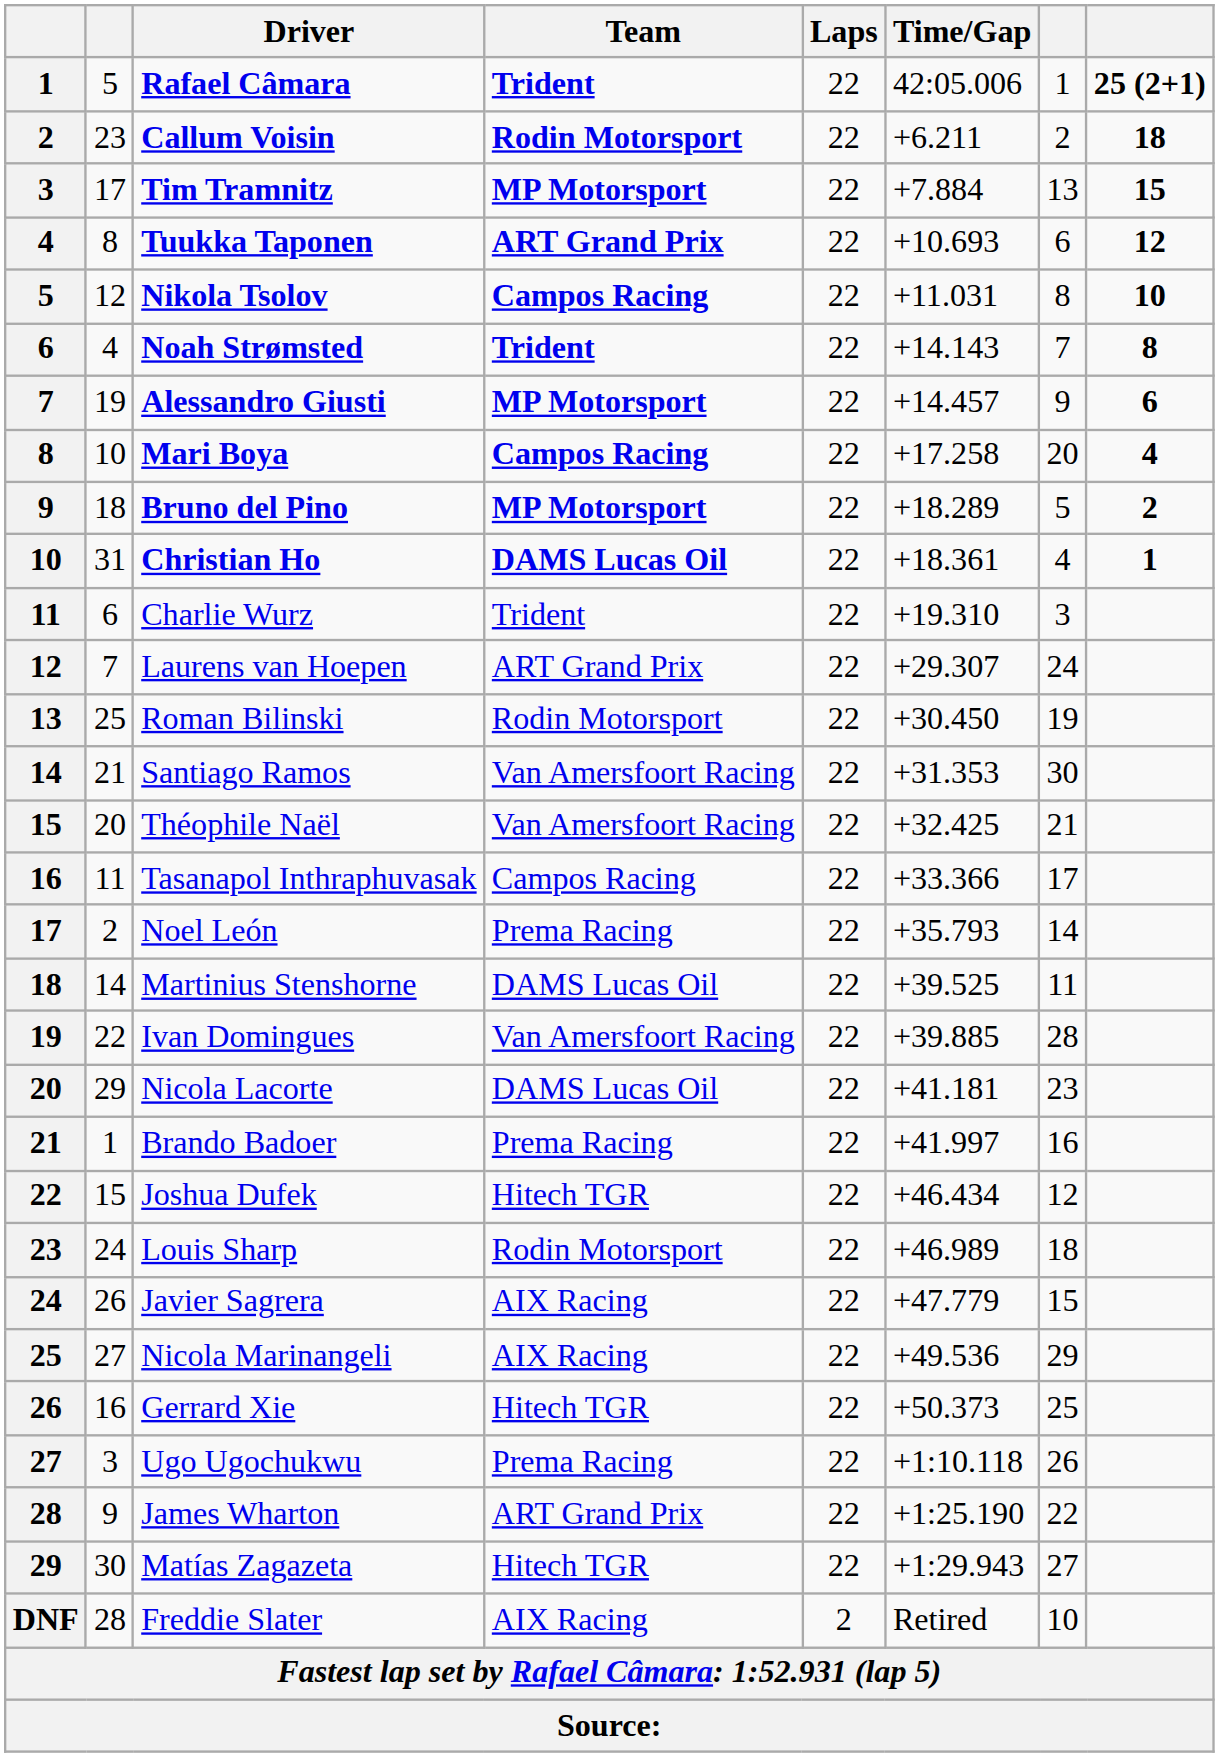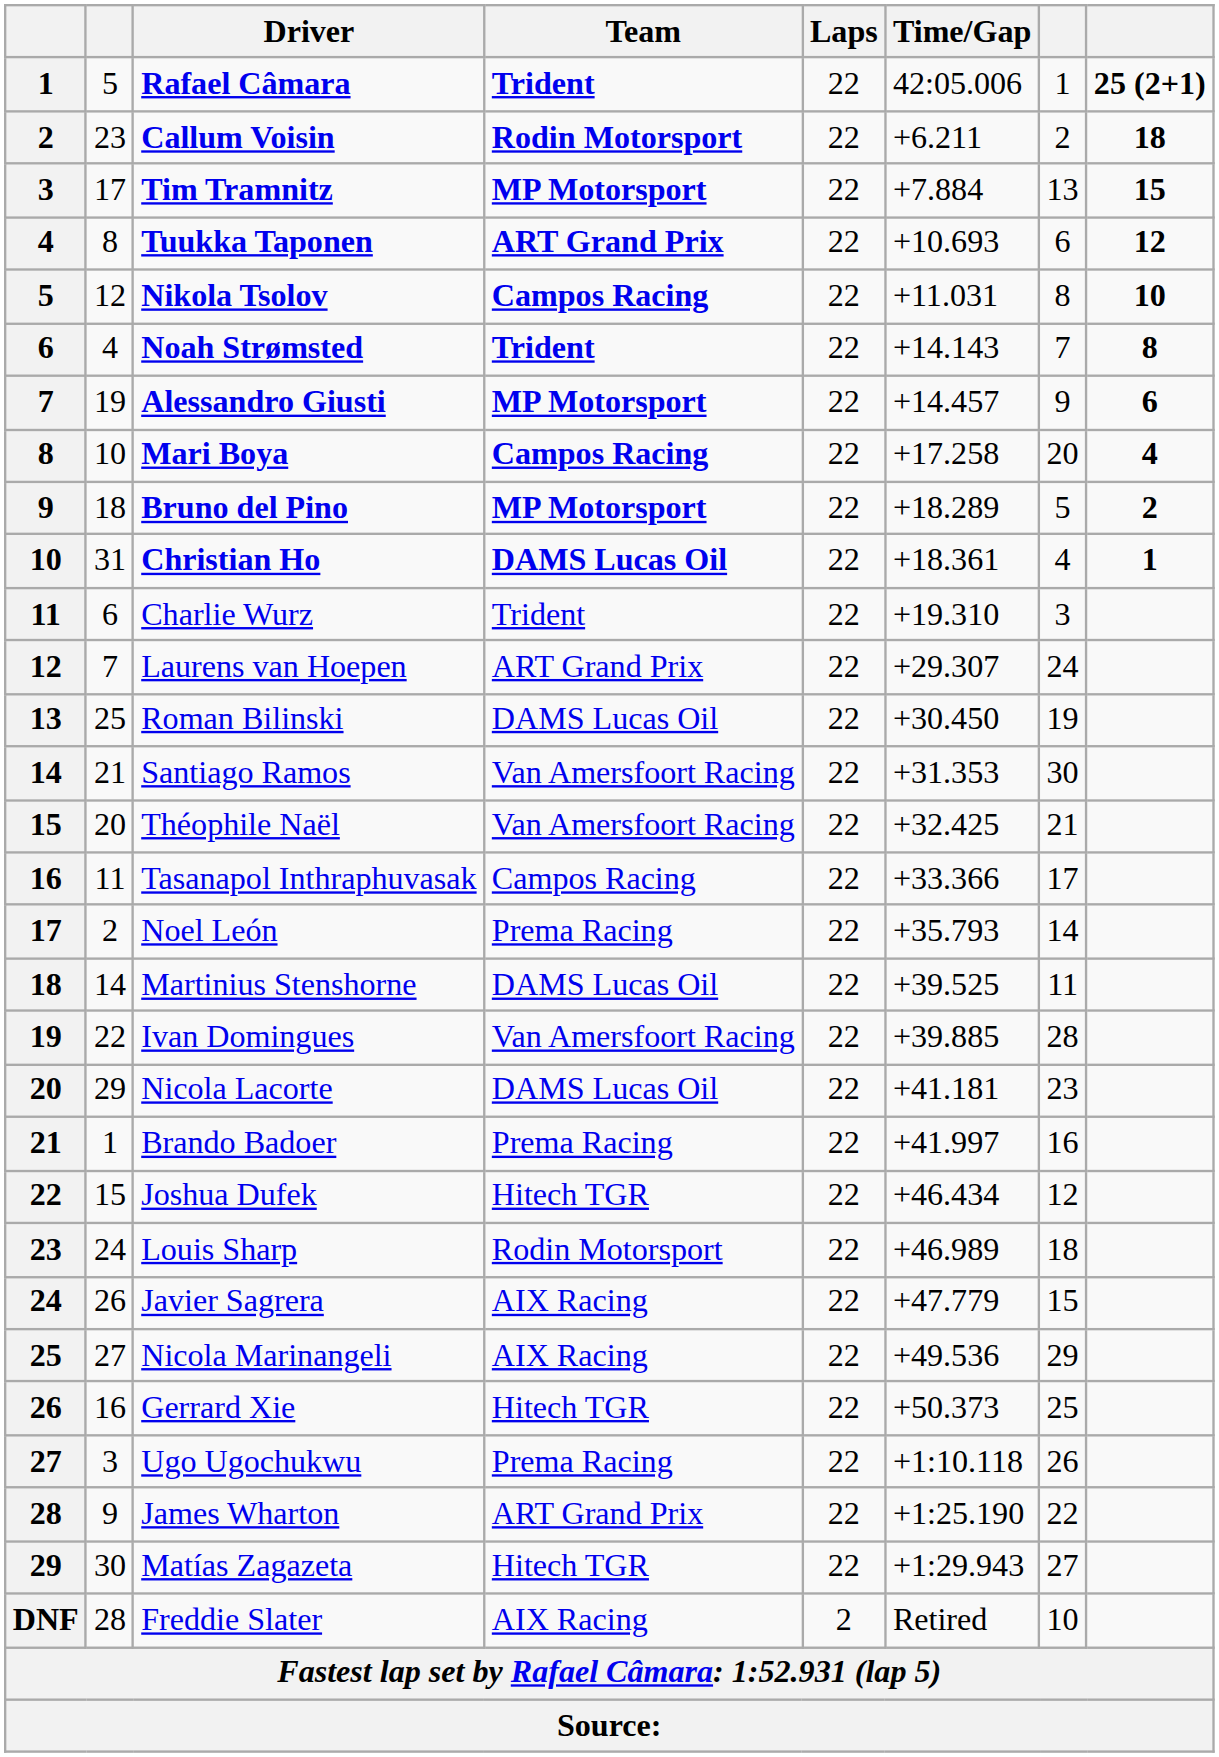(607, 718) Rodin Motorsport -> (605, 718) DAMS Lucas Oil
